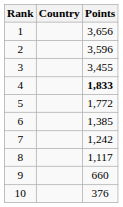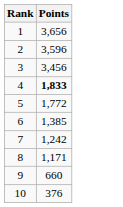- column: (59, 13)
(100, 67) 3,455 -> (54, 67) 3,456
(100, 157) 1,117 -> (54, 157) 1,171
